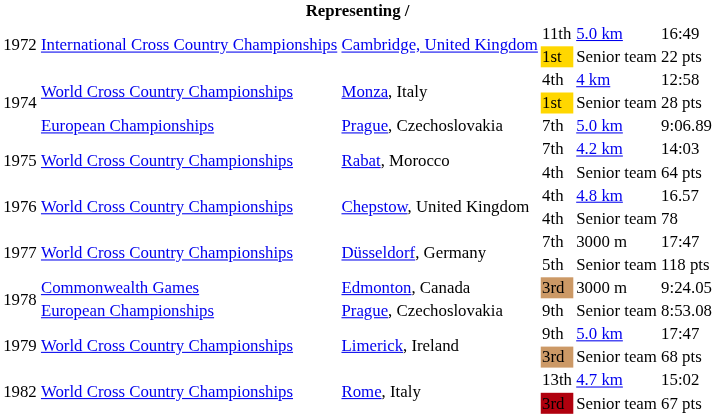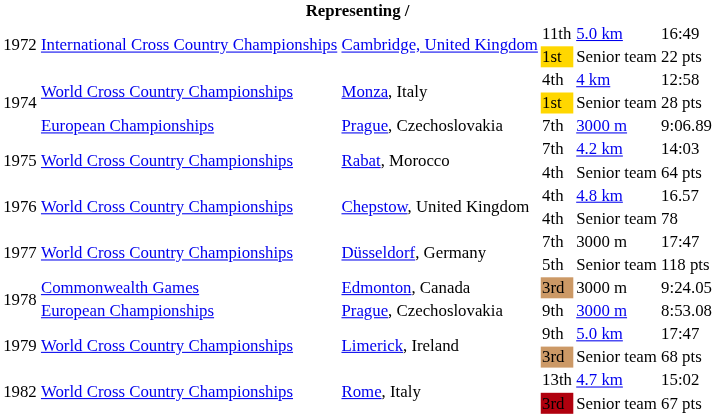(600, 126) 5.0 km -> (602, 126) 3000 m
(617, 310) Senior team -> (602, 310) 3000 m
